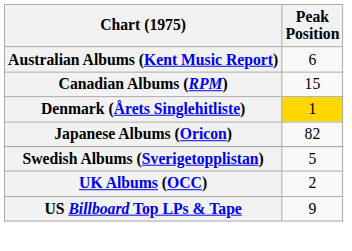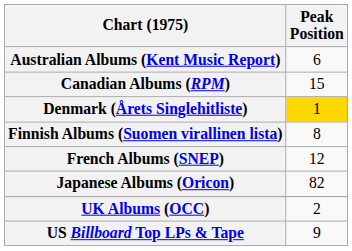+ row: (145, 134)
+ row: (145, 158)
- row: (143, 158)
